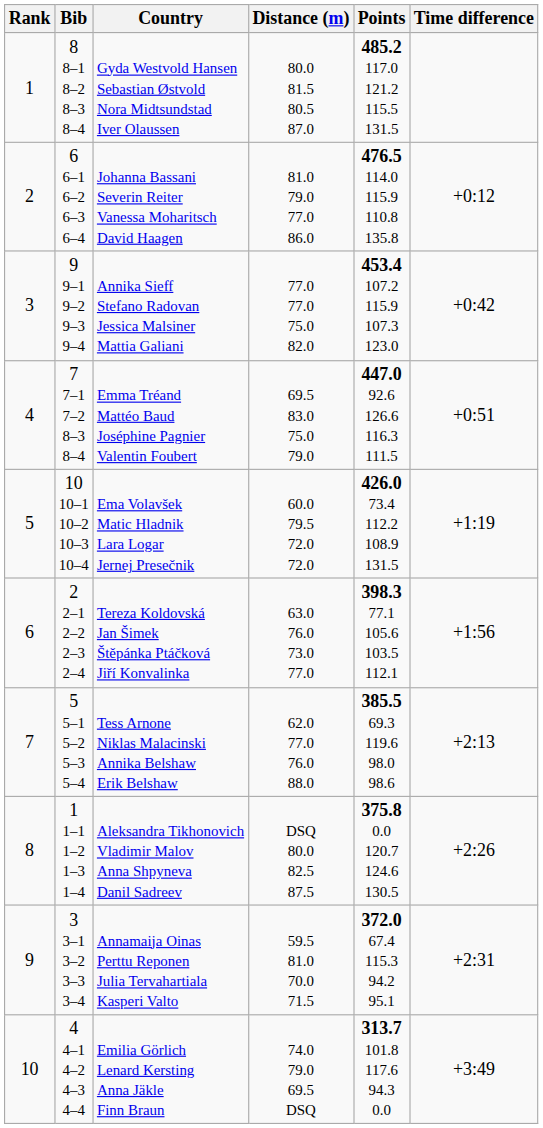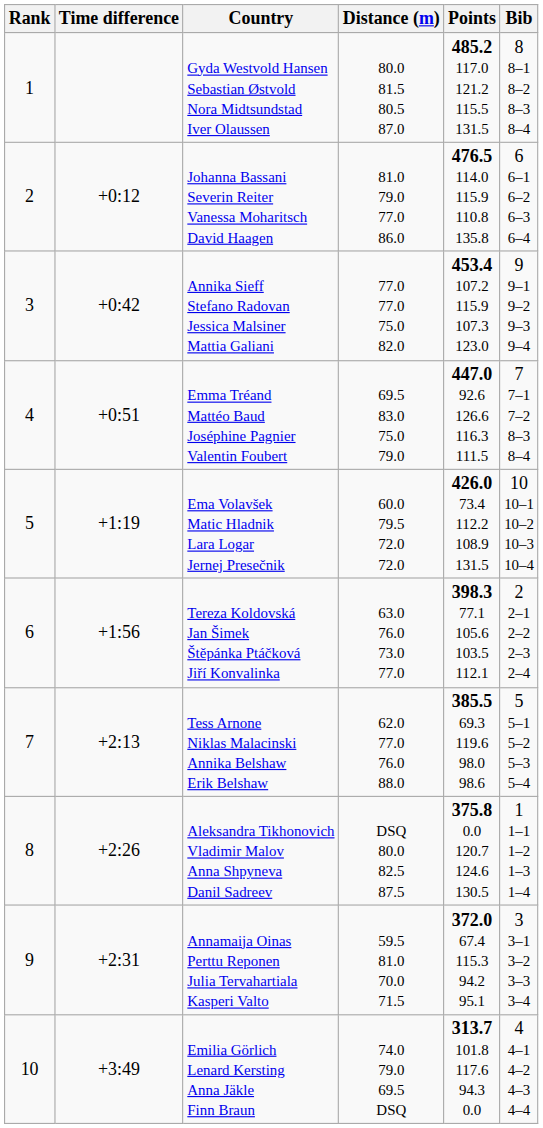columns swapped: (74, 18) <-> (474, 18)
